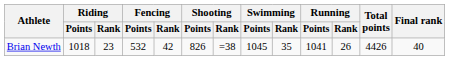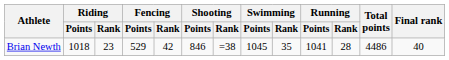(138, 47) 532 -> (138, 47) 529
(198, 47) 826 -> (198, 47) 846
(346, 47) 26 -> (346, 47) 28
(376, 47) 4426 -> (376, 47) 4486
